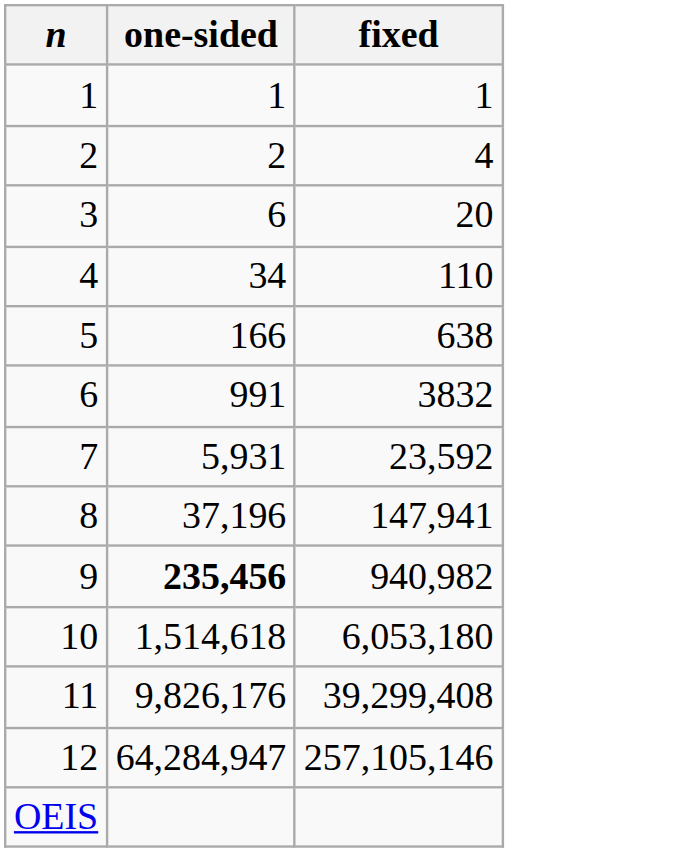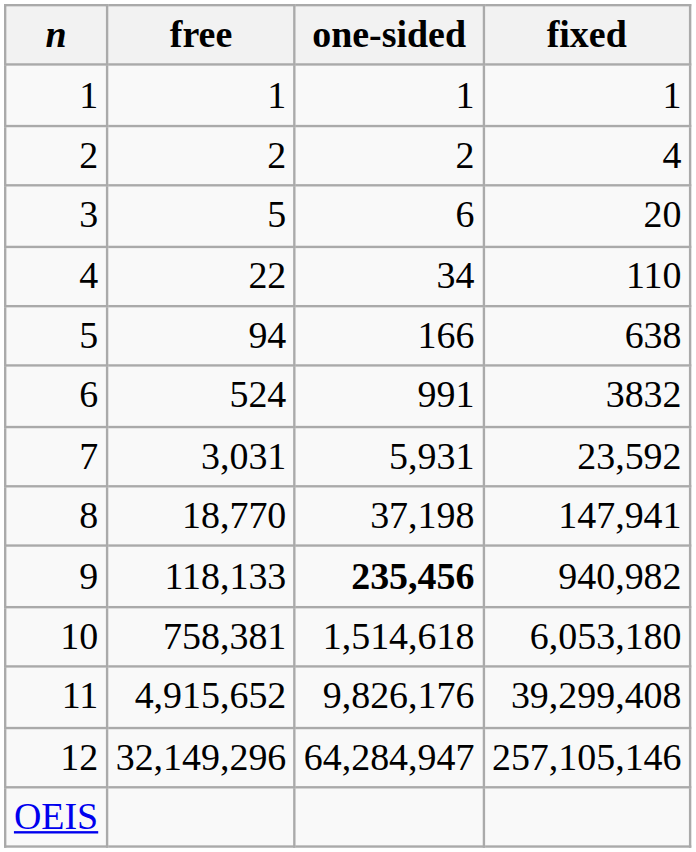+ column: (201, 34)
(234, 515) 37,196 -> (422, 515) 37,198
